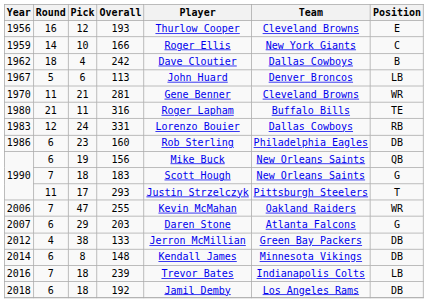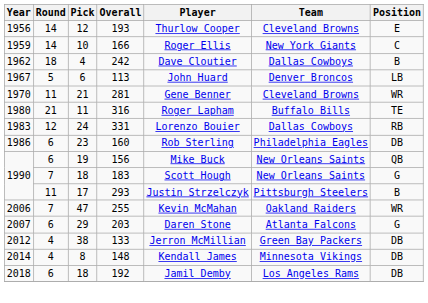(51, 29) 16 -> (51, 29) 14
(397, 192) T -> (397, 192) B
(51, 257) 6 -> (51, 257) 4
- row: (121, 274)
